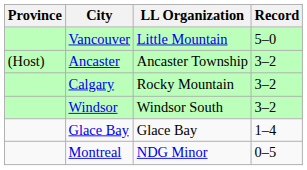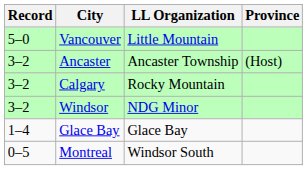columns swapped: (35, 15) <-> (277, 15)
(180, 107) Windsor South -> (163, 107) NDG Minor
(172, 152) NDG Minor -> (171, 152) Windsor South
